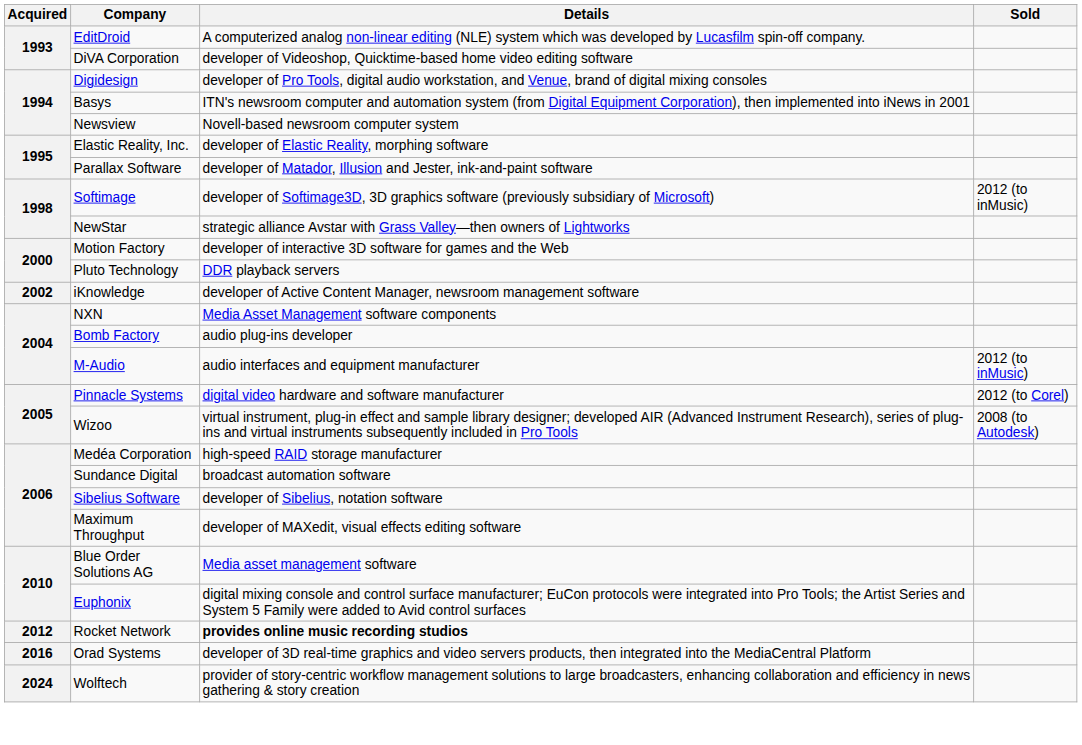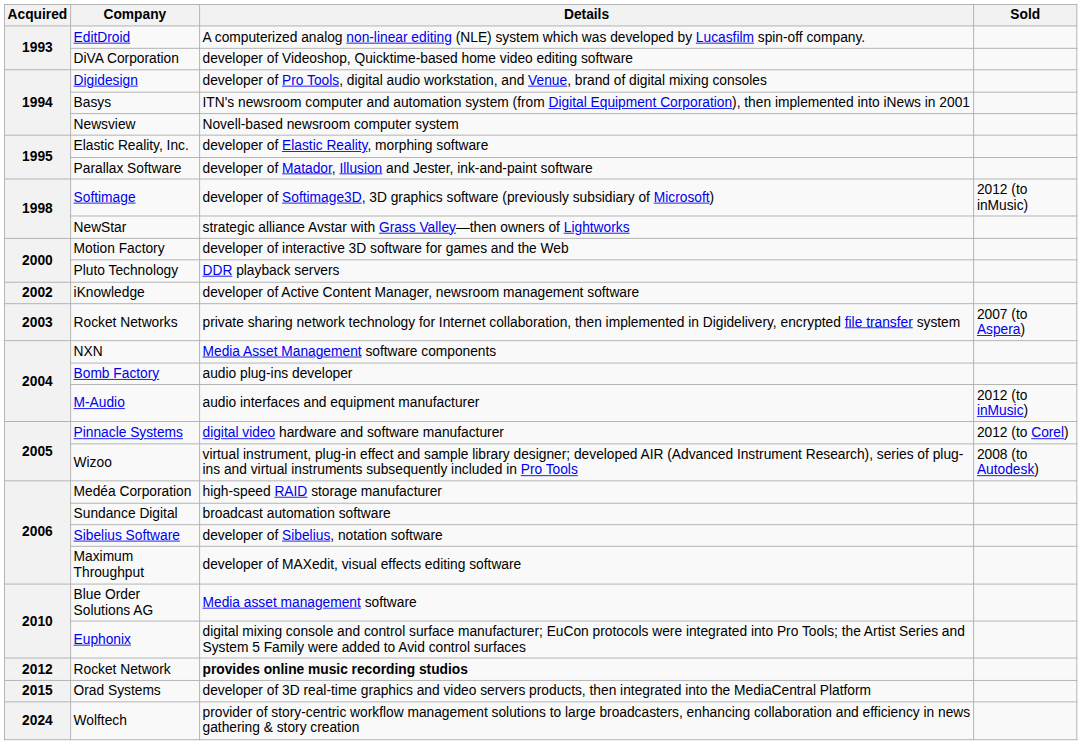+ row: (126, 322)
(37, 653) 2016 -> (37, 691) 2015
